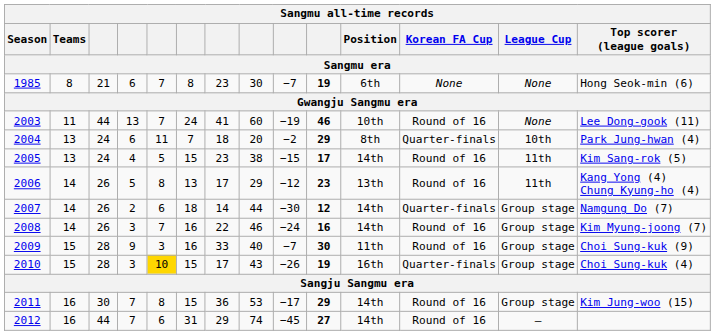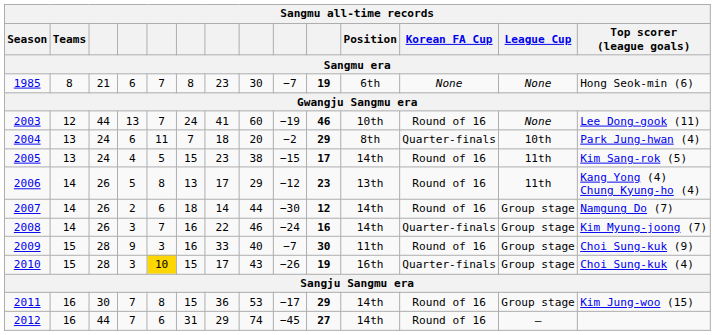(69, 120) 11 -> (69, 120) 12
(449, 208) Quarter-finals -> (449, 208) Round of 16
(449, 227) Round of 16 -> (449, 227) Quarter-finals
